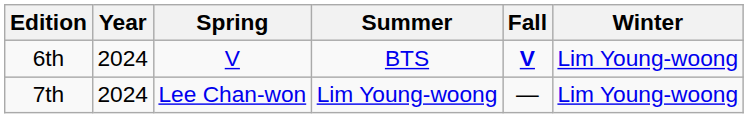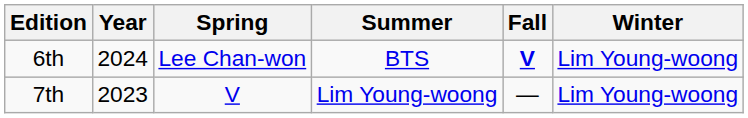(232, 58) V -> (232, 58) Lee Chan-won
(123, 94) 2024 -> (123, 94) 2023
(232, 94) Lee Chan-won -> (232, 94) V
